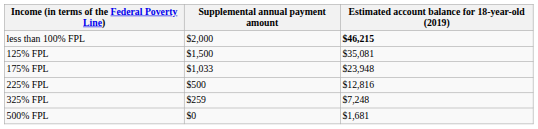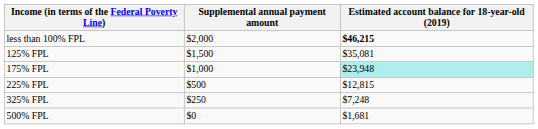(200, 69) $1,033 -> (200, 69) $1,000
(358, 69) no background -> (358, 69) paleturquoise background
(358, 85) $12,816 -> (358, 85) $12,815
(196, 100) $259 -> (196, 100) $250
